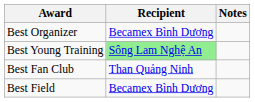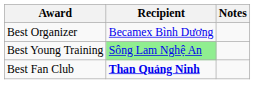(151, 69) normal -> (154, 69) bold
- row: (31, 87)
